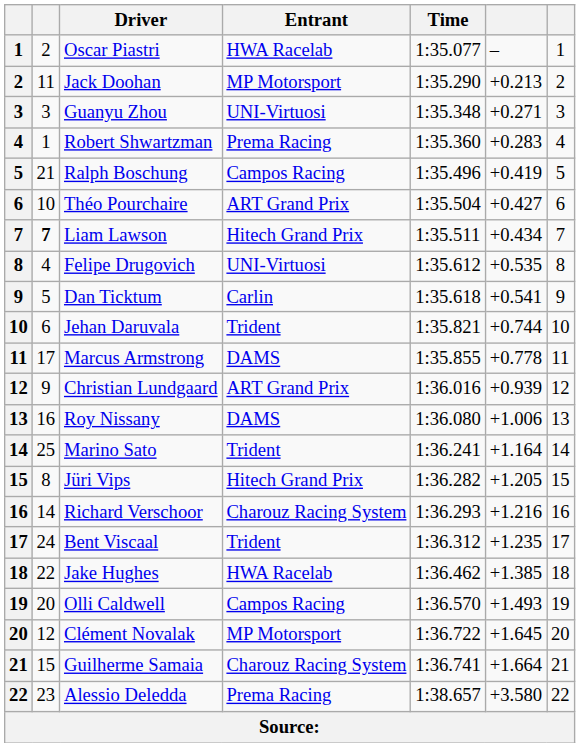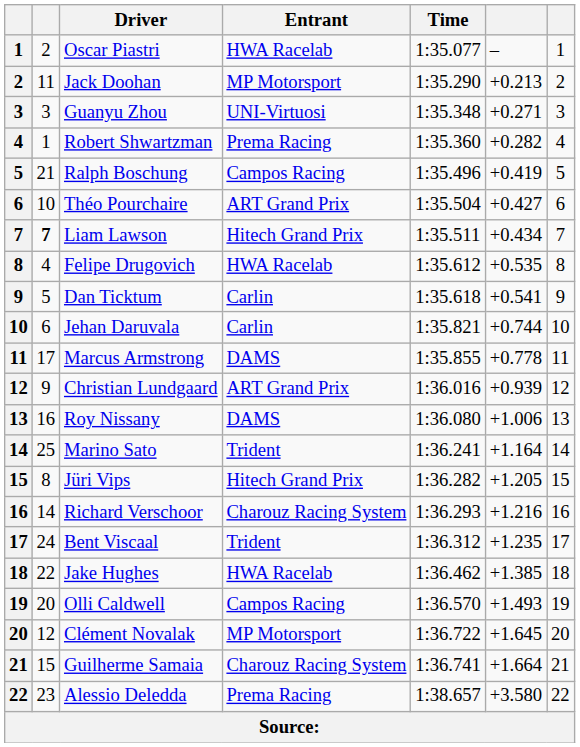(516, 142) +0.283 -> (516, 142) +0.282
(276, 265) UNI-Virtuosi -> (279, 265) HWA Racelab
(254, 326) Trident -> (250, 326) Carlin
